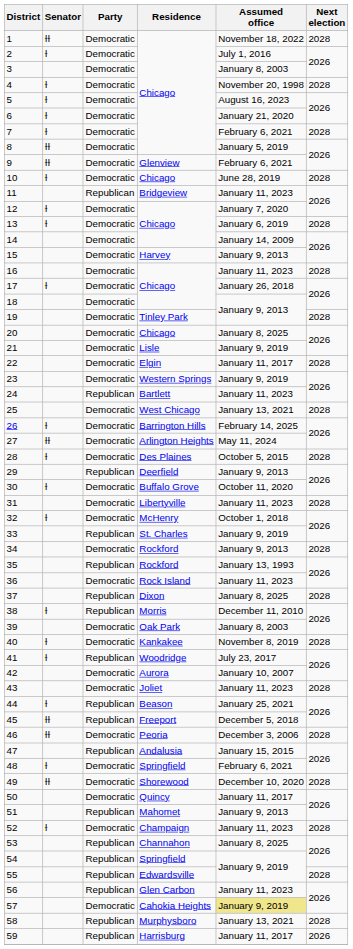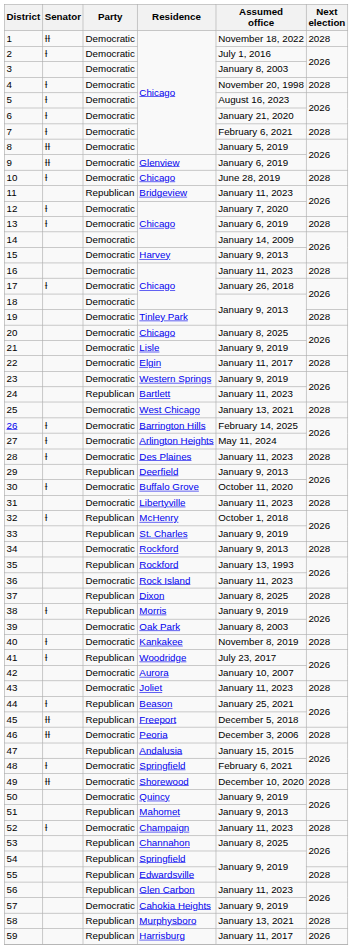(255, 162) February 6, 2021 -> (253, 162) January 6, 2019
(47, 441) ƗƗ -> (46, 441) Ɨ
(253, 456) October 5, 2015 -> (256, 456) January 11, 2023
(110, 518) Democratic -> (110, 518) Republican
(261, 611) December 11, 2010 -> (253, 611) January 9, 2019
(256, 797) January 11, 2017 -> (253, 797) January 9, 2019
(253, 905) khaki background -> (253, 905) no background
